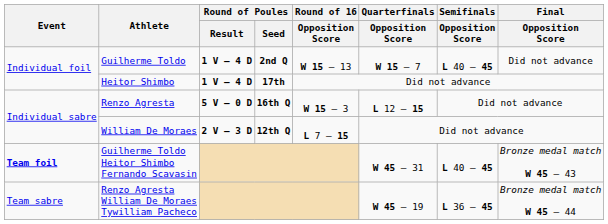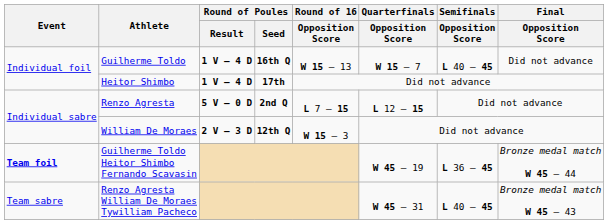(274, 60) 2nd Q -> (274, 60) 16th Q
(274, 103) 16th Q -> (274, 103) 2nd Q
(326, 108) W 15 – 3 -> (326, 108) L 7 – 15
(326, 135) L 7 – 15 -> (326, 135) W 15 – 3
(398, 168) W 45 – 31 -> (398, 168) W 45 – 19
(467, 168) L 40 – 45 -> (467, 168) L 36 – 45
(551, 162) Bronze medal match W 45 – 43 -> (551, 162) Bronze medal match W 45 – 44
(398, 206) W 45 – 19 -> (398, 206) W 45 – 31
(467, 206) L 36 – 45 -> (467, 206) L 40 – 45
(551, 200) Bronze medal match W 45 – 44 -> (551, 200) Bronze medal match W 45 – 43
